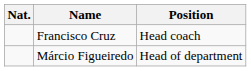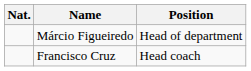rows swapped: (85, 55) <-> (76, 35)
